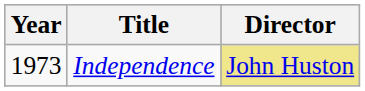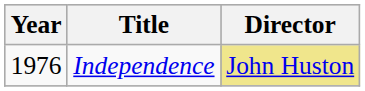(36, 65) 1973 -> (36, 65) 1976
